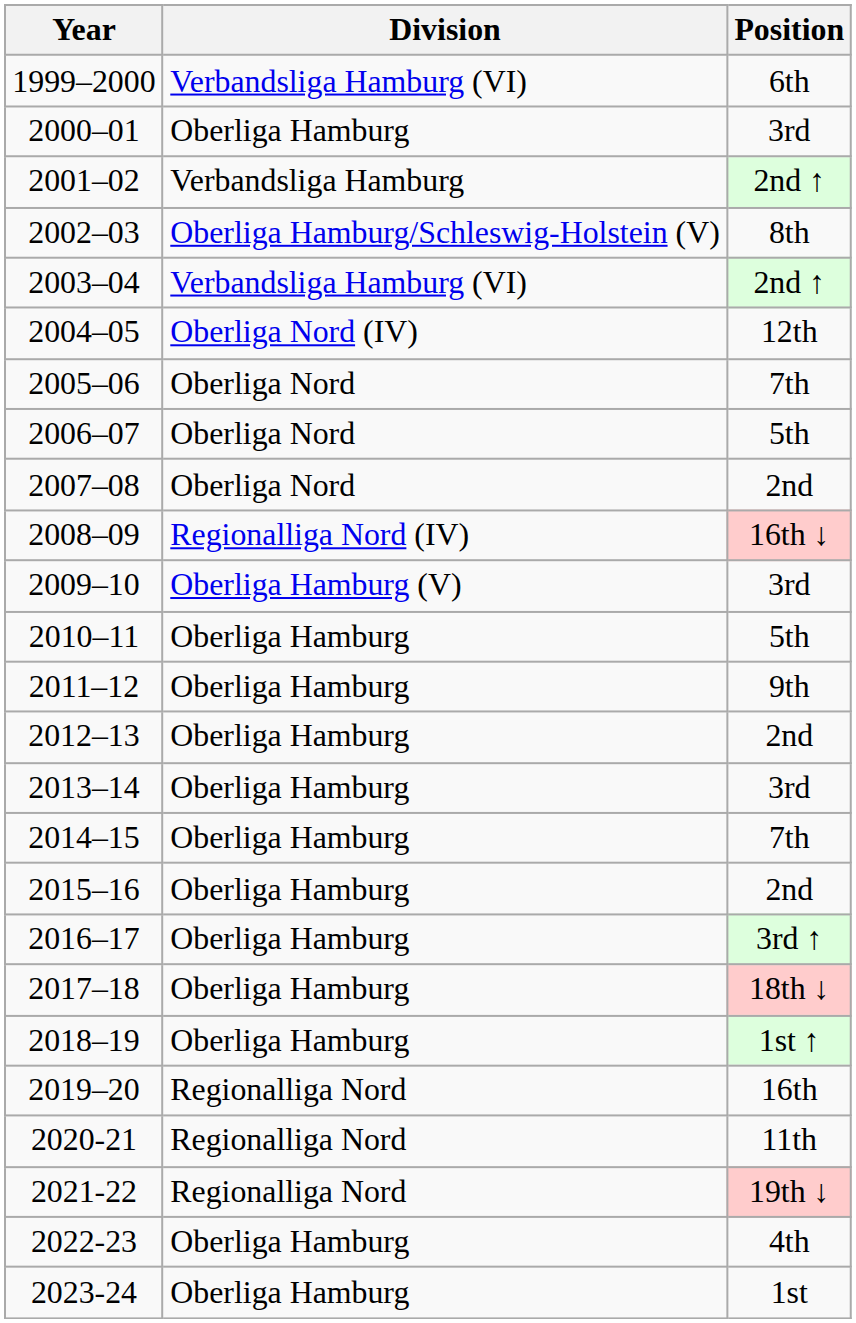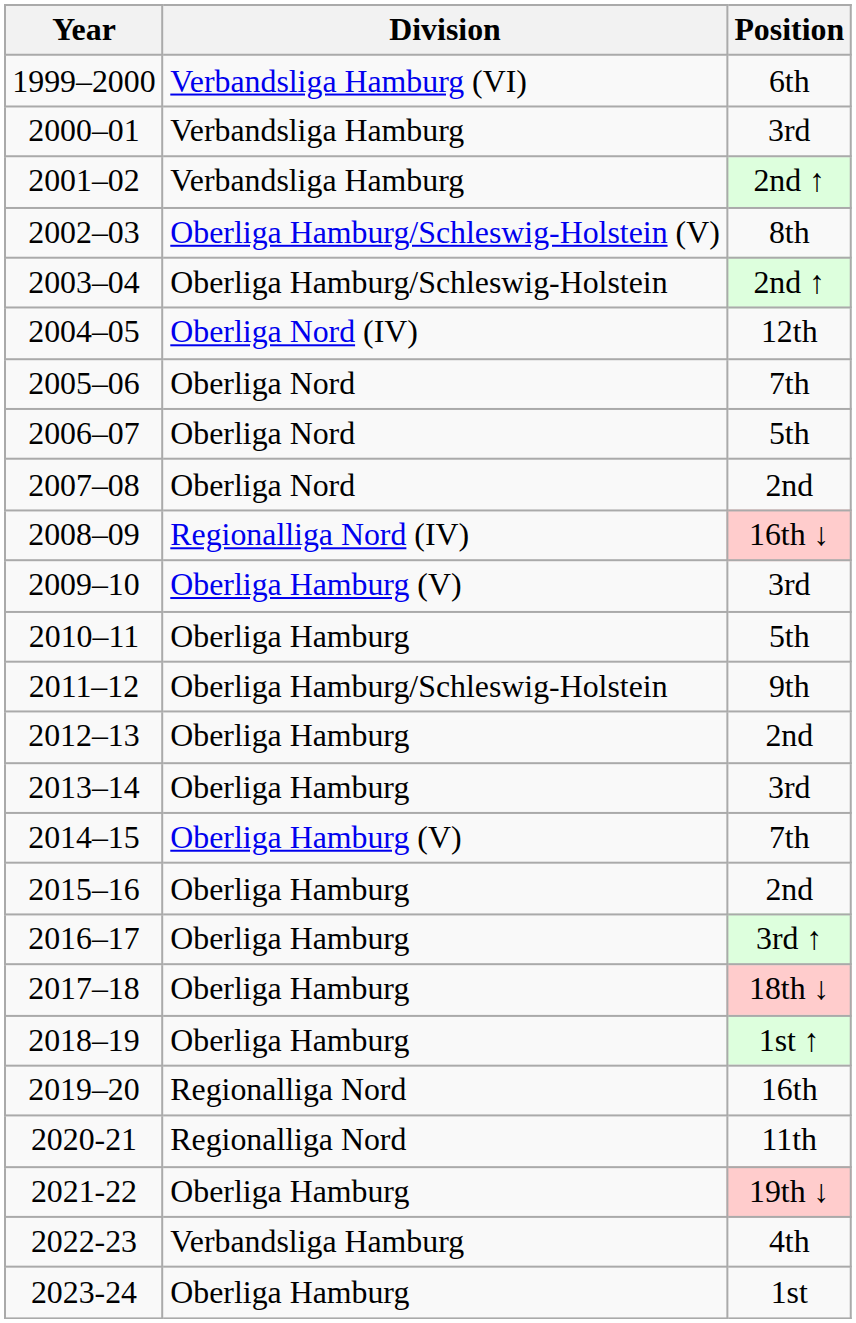(290, 130) Oberliga Hamburg -> (317, 130) Verbandsliga Hamburg
(349, 282) Verbandsliga Hamburg (VI) -> (419, 282) Oberliga Hamburg/Schleswig-Holstein
(290, 686) Oberliga Hamburg -> (419, 686) Oberliga Hamburg/Schleswig-Holstein
(290, 837) Oberliga Hamburg -> (316, 837) Oberliga Hamburg (V)
(288, 1191) Regionalliga Nord -> (290, 1191) Oberliga Hamburg
(290, 1241) Oberliga Hamburg -> (317, 1241) Verbandsliga Hamburg
